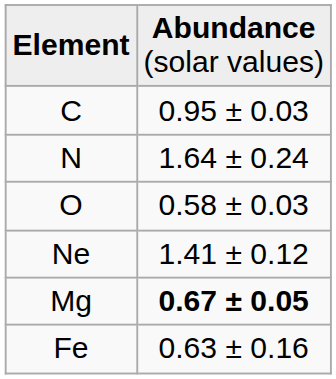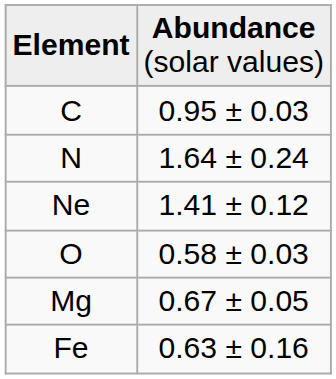rows swapped: (71, 205) <-> (71, 253)
(234, 300) bold -> (234, 300) normal
